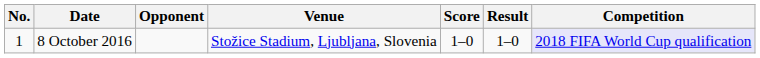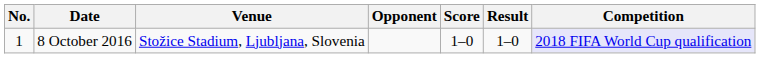columns swapped: (324, 16) <-> (171, 16)
